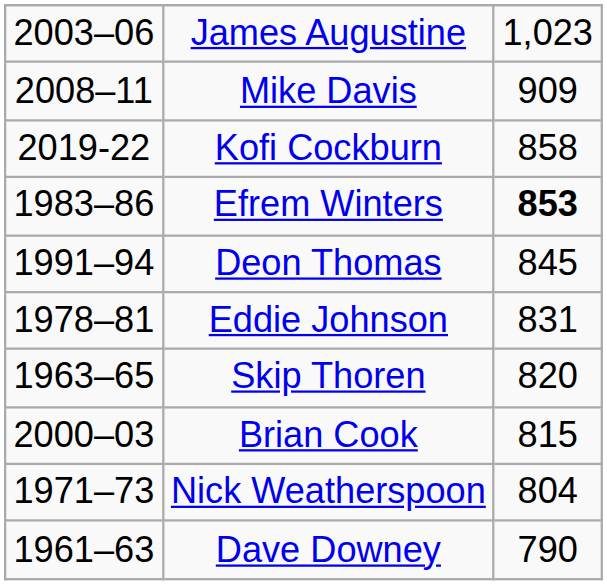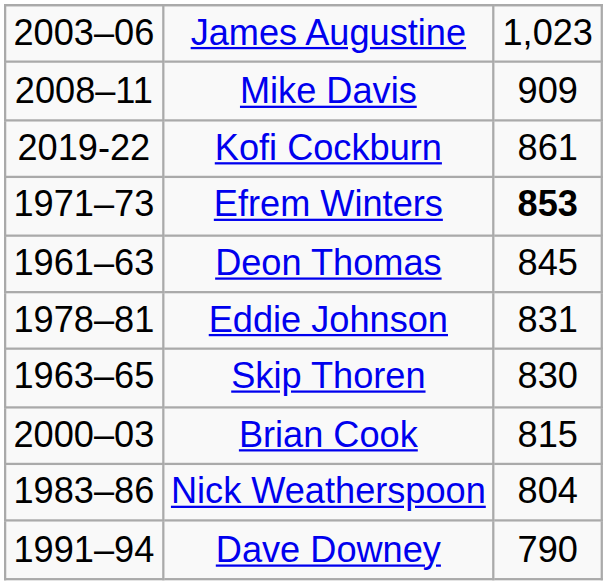(548, 147) 858 -> (548, 147) 861
(84, 205) 1983–86 -> (84, 205) 1971–73
(84, 262) 1991–94 -> (84, 262) 1961–63
(548, 377) 820 -> (548, 377) 830
(84, 491) 1971–73 -> (84, 491) 1983–86
(84, 549) 1961–63 -> (84, 549) 1991–94
